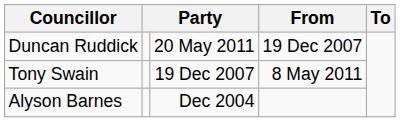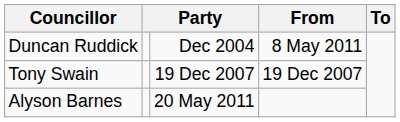(204, 46) 20 May 2011 -> (217, 46) Dec 2004
(312, 46) 19 Dec 2007 -> (317, 46) 8 May 2011
(317, 74) 8 May 2011 -> (312, 74) 19 Dec 2007
(217, 102) Dec 2004 -> (204, 102) 20 May 2011
